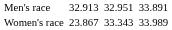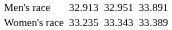(84, 22) 23.867 -> (84, 22) 33.235
(153, 22) 33.989 -> (153, 22) 33.389
